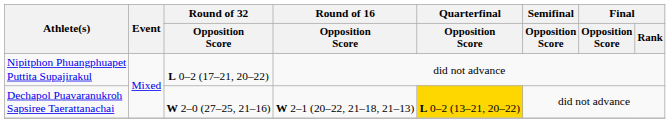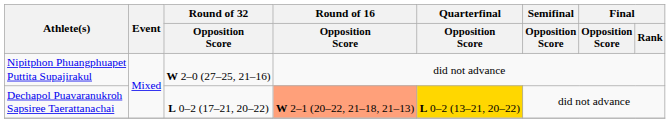(219, 76) L 0–2 (17–21, 20–22) -> (219, 76) W 2–0 (27–25, 21–16)
(219, 109) W 2–0 (27–25, 21–16) -> (219, 109) L 0–2 (17–21, 20–22)
(345, 109) no background -> (345, 109) lightsalmon background
